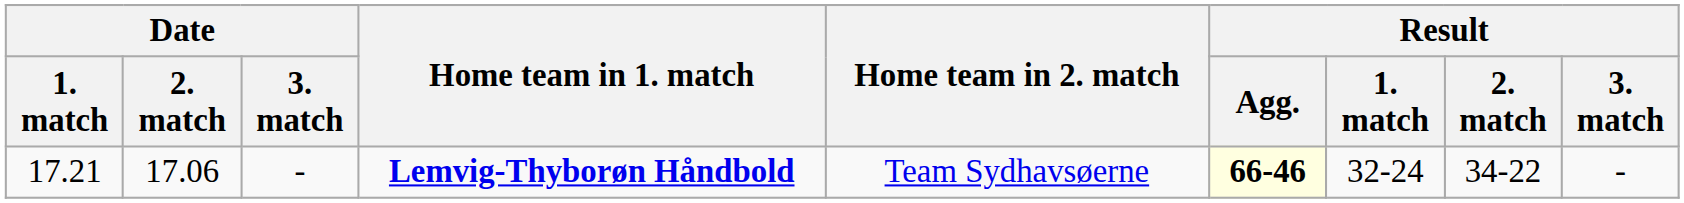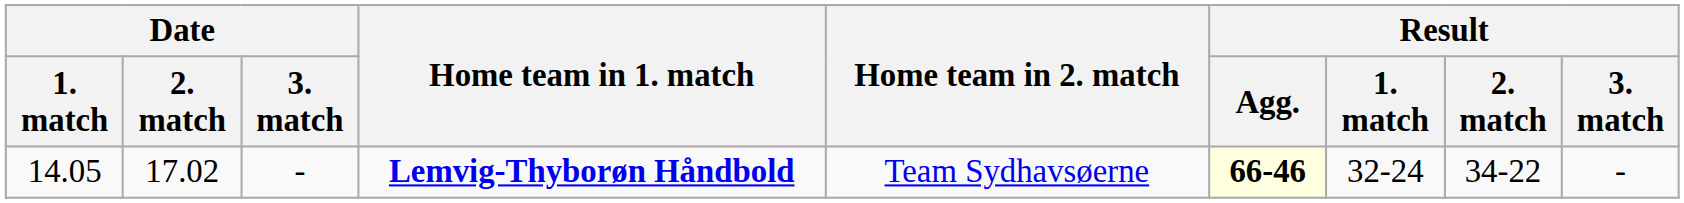(65, 171) 17.21 -> (65, 171) 14.05
(182, 171) 17.06 -> (182, 171) 17.02
